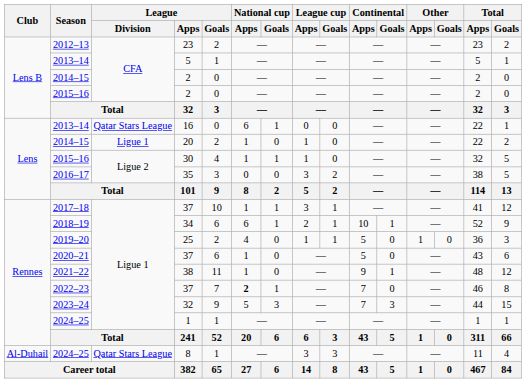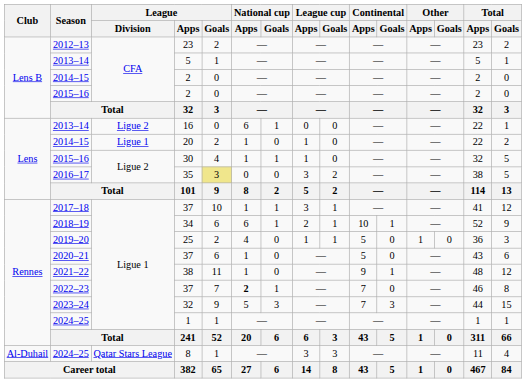(133, 126) Qatar Stars League -> (133, 126) Ligue 2
(217, 175) no background -> (217, 175) khaki background
